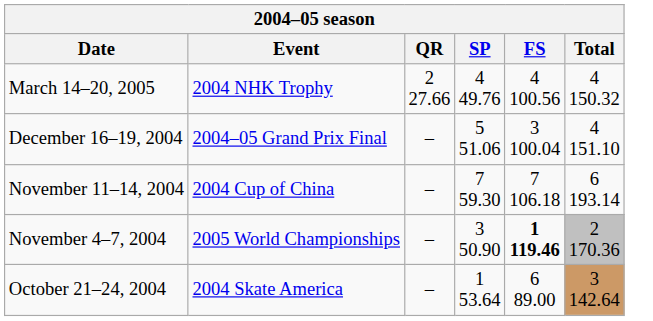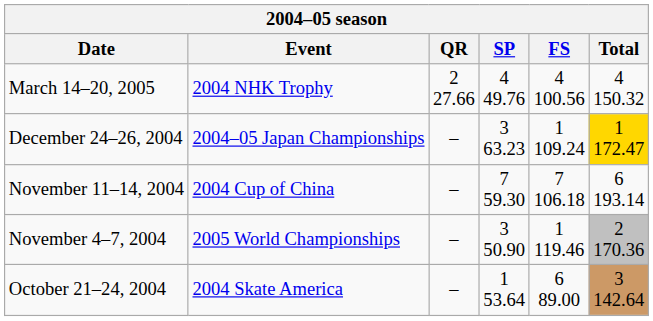+ row: (96, 138)
- row: (96, 138)
(535, 239) bold -> (559, 239) normal
